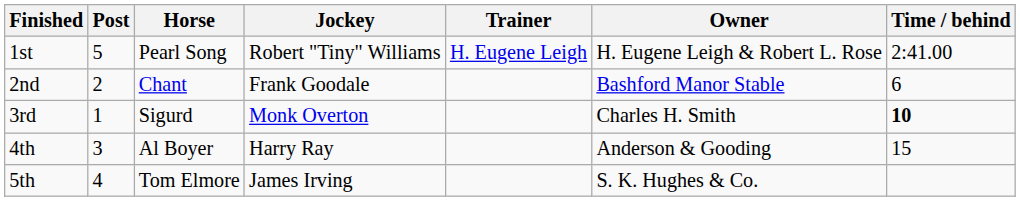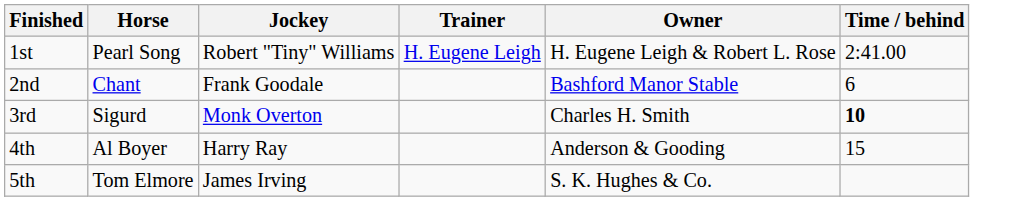- column: (111, 20)
